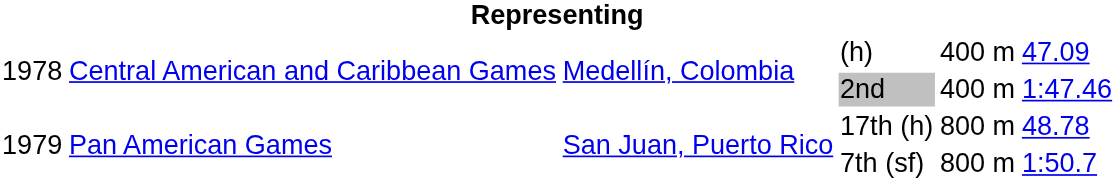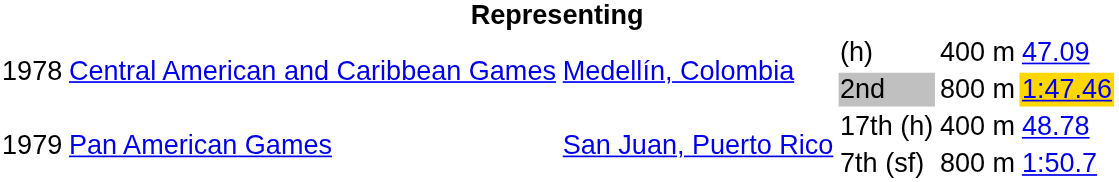(978, 89) 400 m -> (978, 89) 800 m
(1067, 89) no background -> (1067, 89) gold background
(978, 126) 800 m -> (978, 126) 400 m
